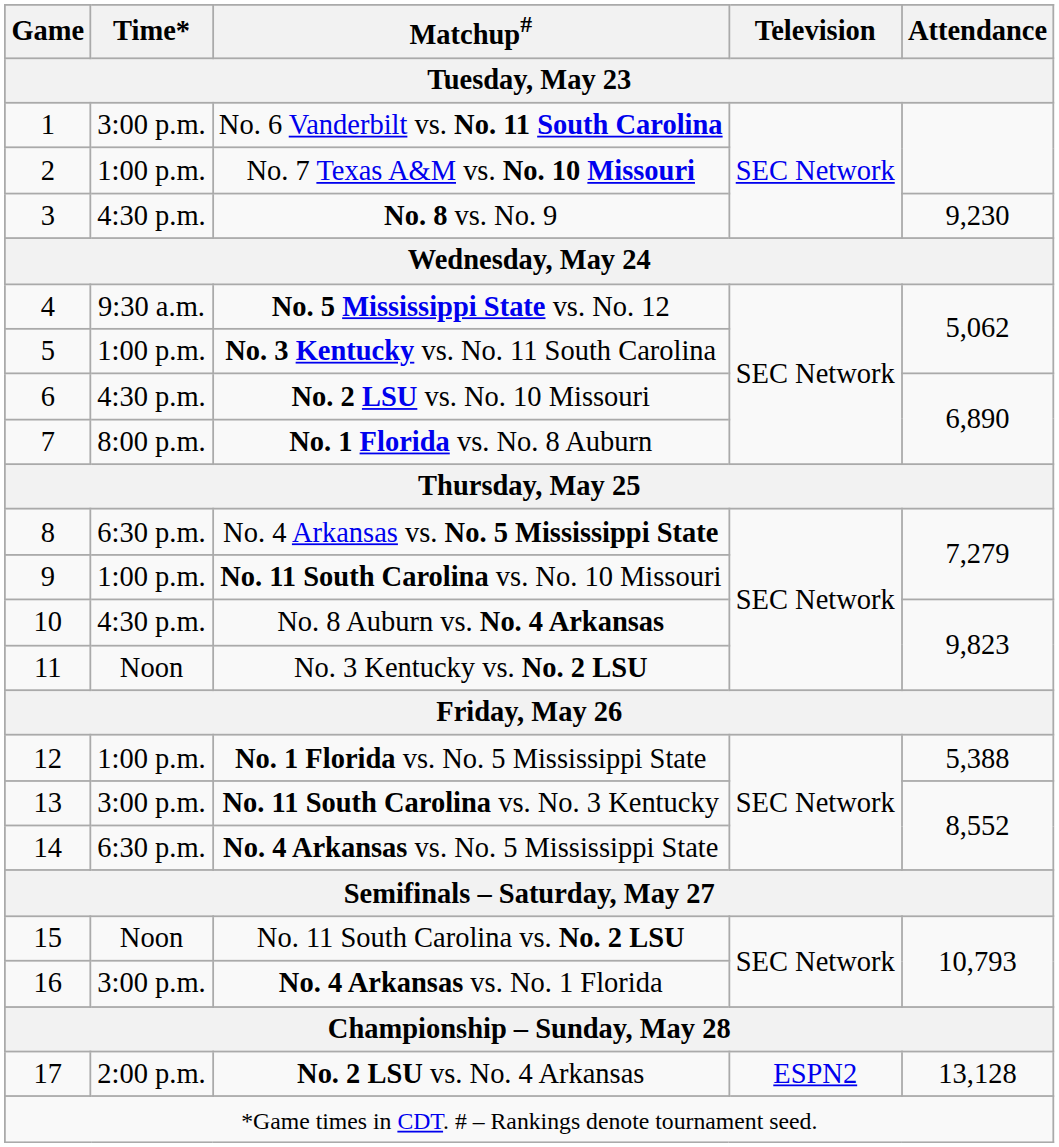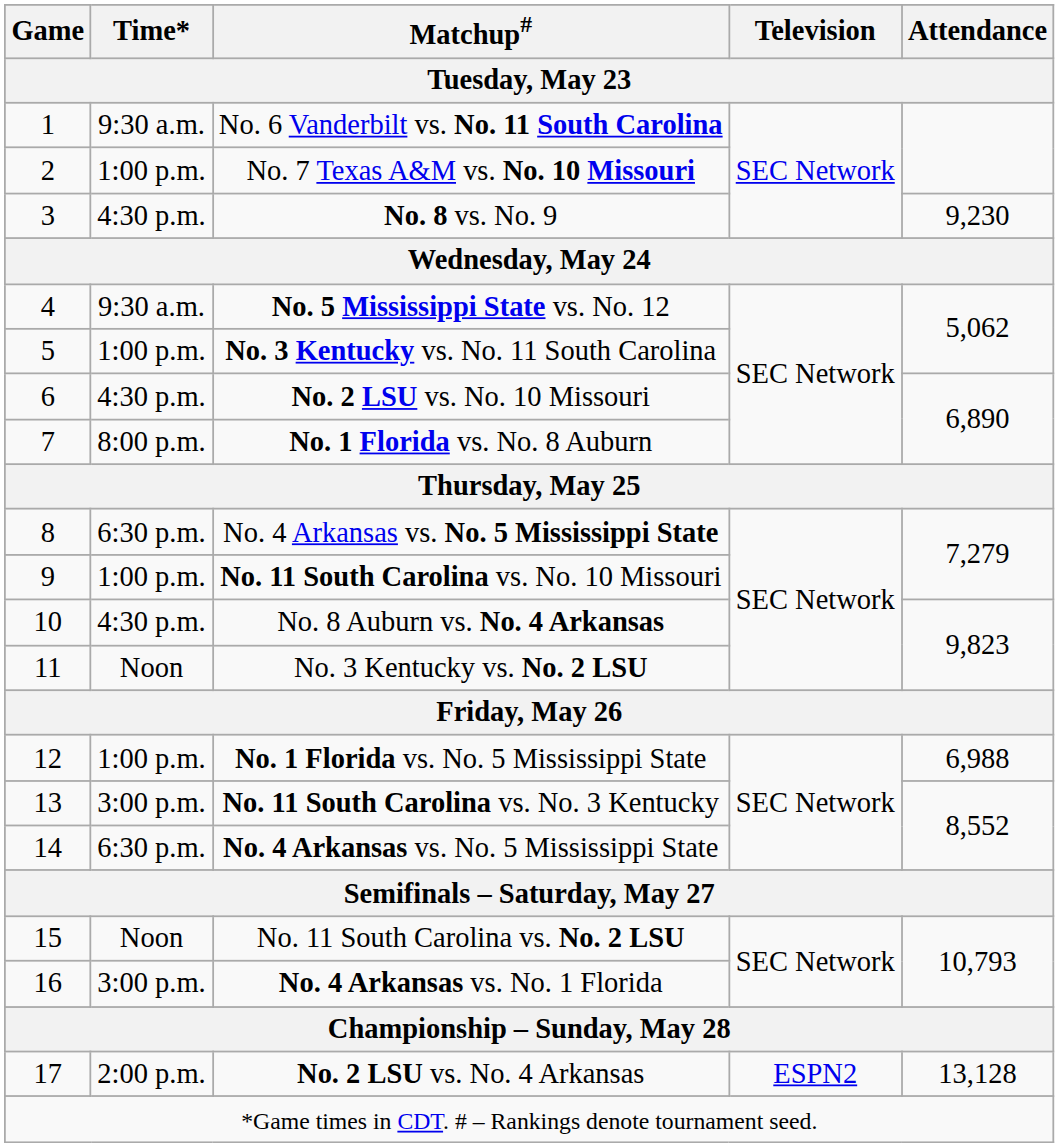(152, 125) 3:00 p.m. -> (152, 125) 9:30 a.m.
(977, 757) 5,388 -> (977, 757) 6,988
